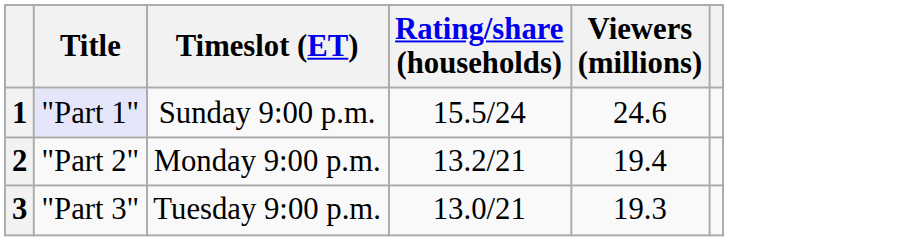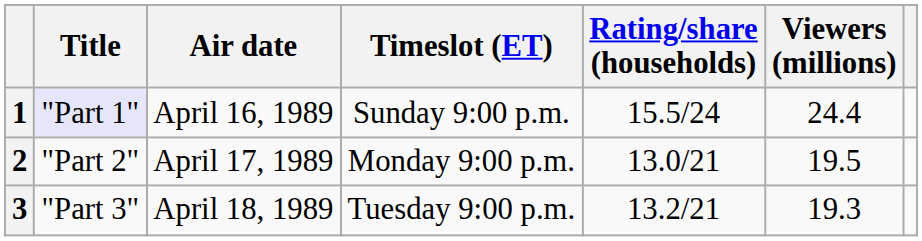+ column: (243, 46)
(640, 112) 24.6 -> (834, 112) 24.4
(479, 160) 13.2/21 -> (673, 160) 13.0/21
(640, 160) 19.4 -> (834, 160) 19.5
(479, 209) 13.0/21 -> (673, 209) 13.2/21
